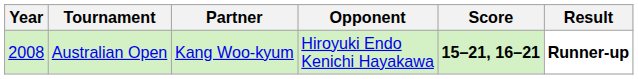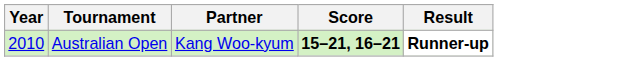- column: (368, 18)
(26, 52) 2008 -> (26, 43) 2010
